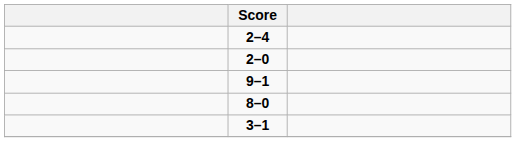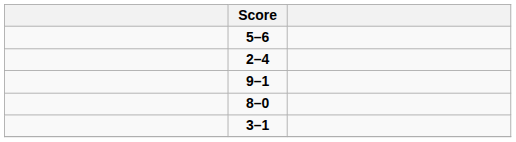+ row: (258, 37)
- row: (258, 59)
